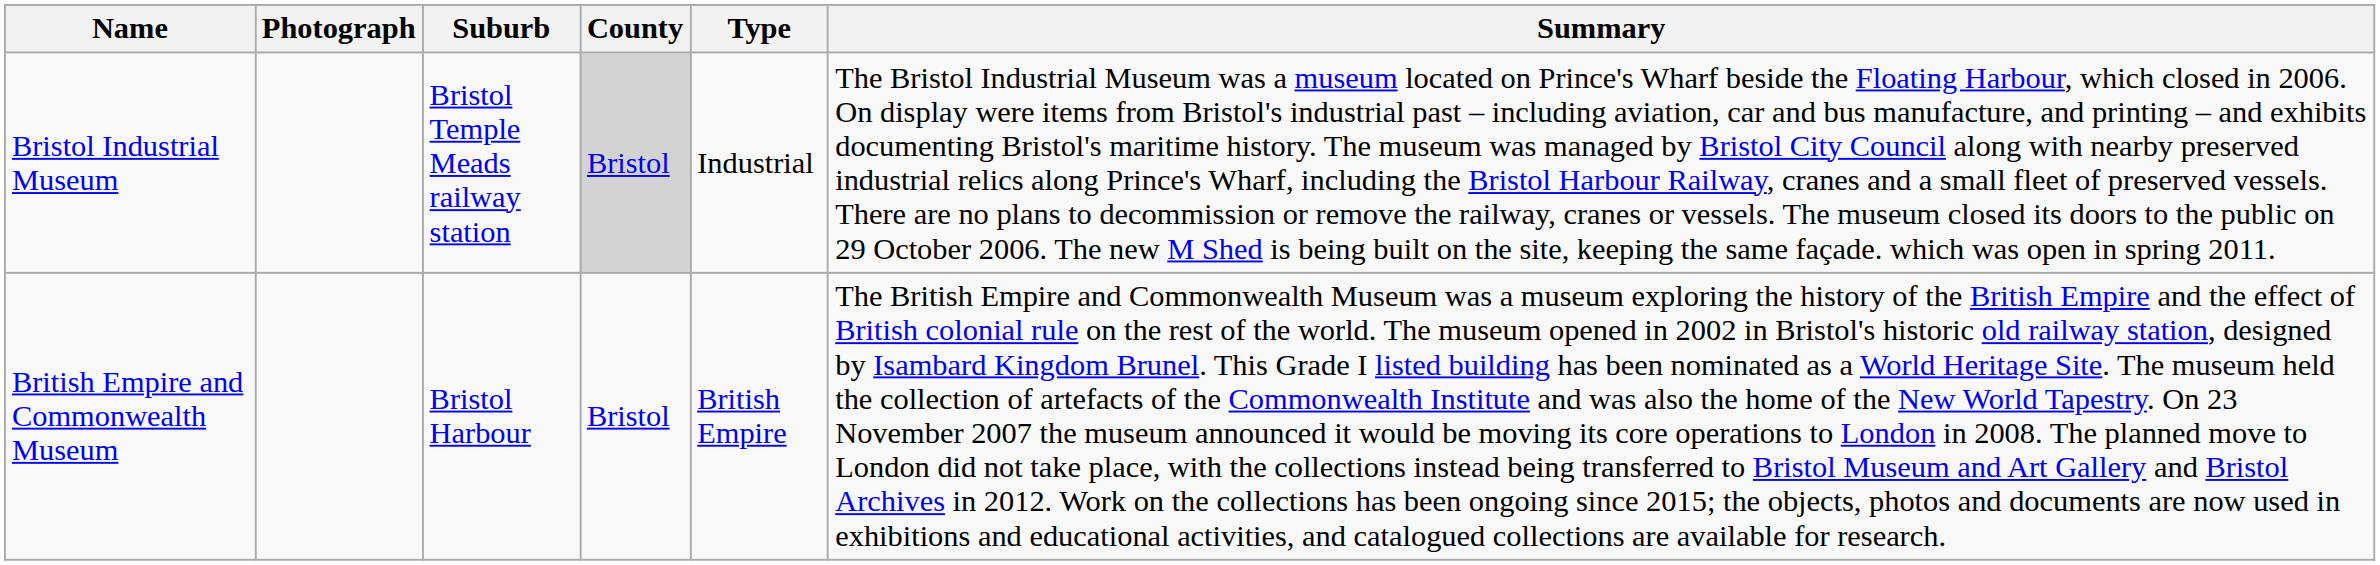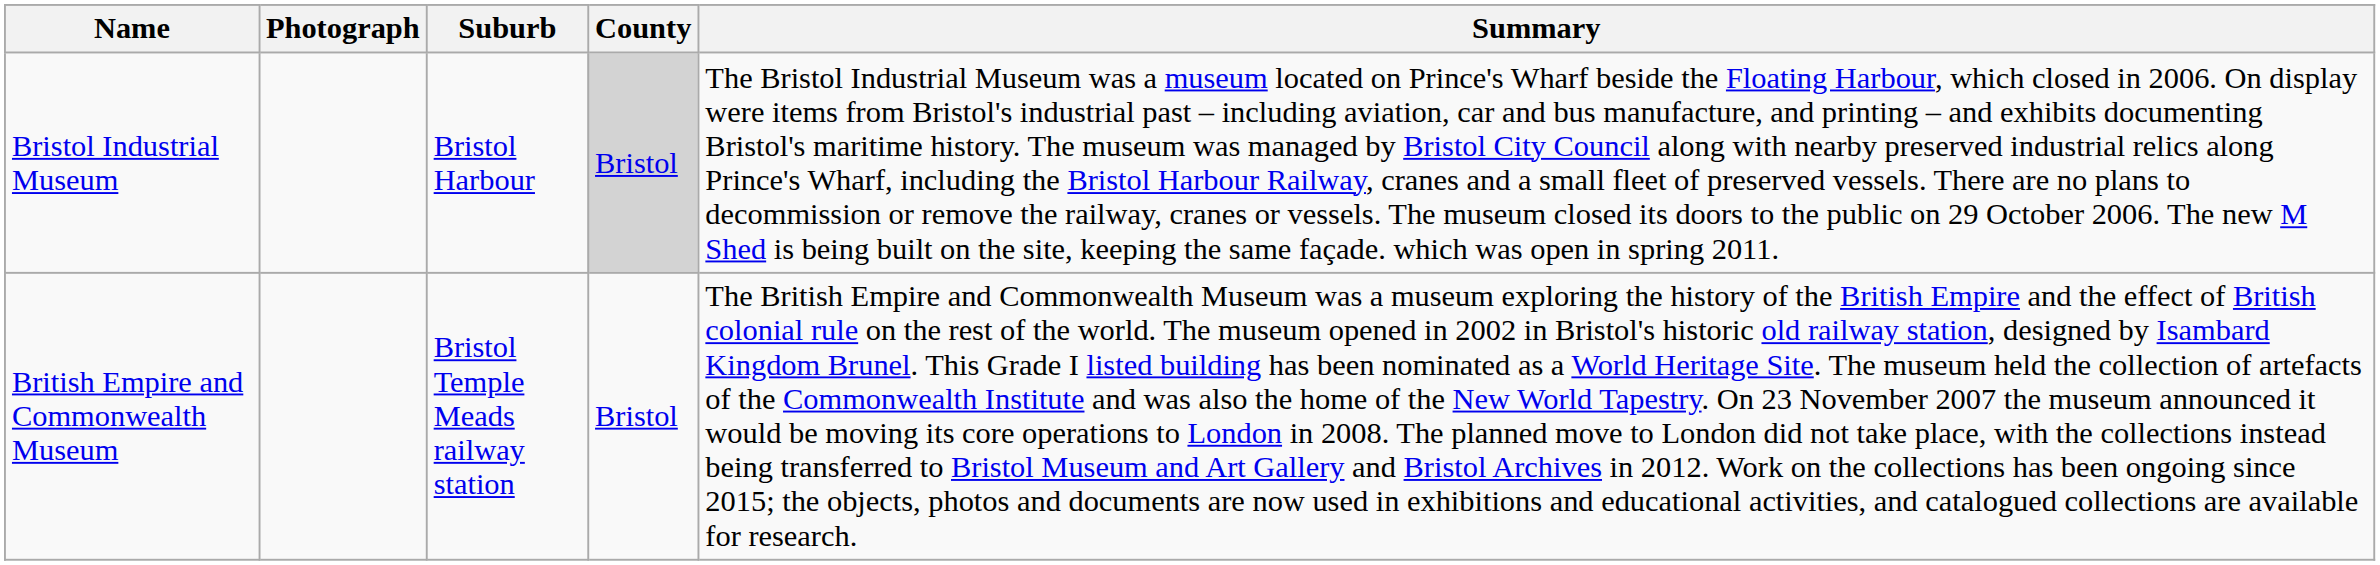- column: (759, 28)
(475, 162) Bristol Temple Meads railway station -> (484, 162) Bristol Harbour
(480, 415) Bristol Harbour -> (479, 415) Bristol Temple Meads railway station
